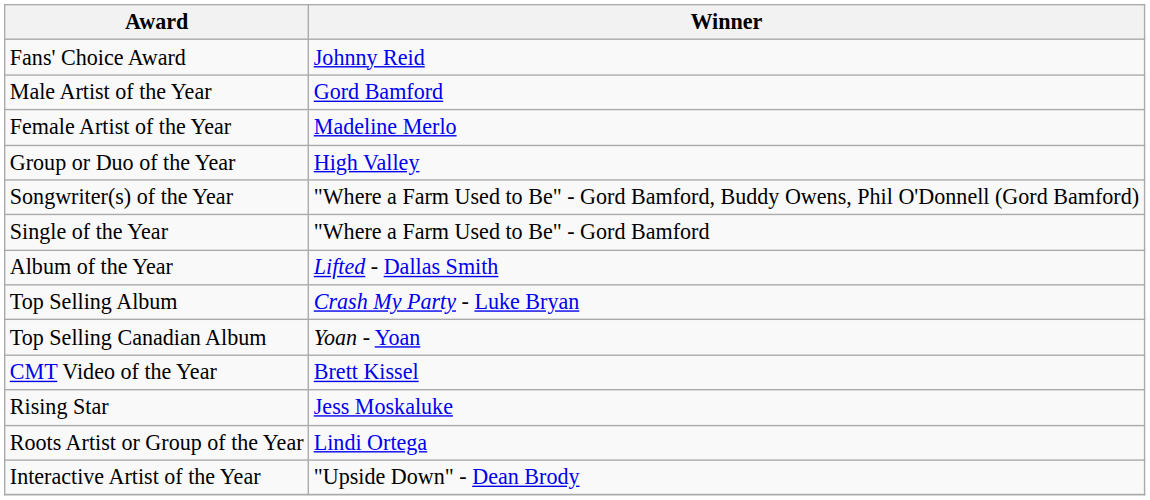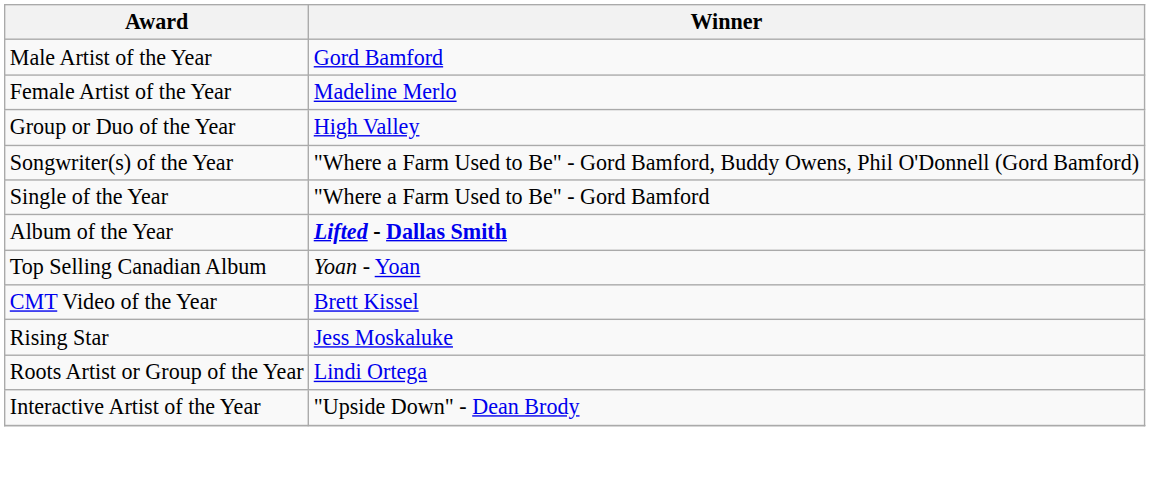- row: (98, 57)
(406, 267) normal -> (410, 232) bold
- row: (94, 302)
